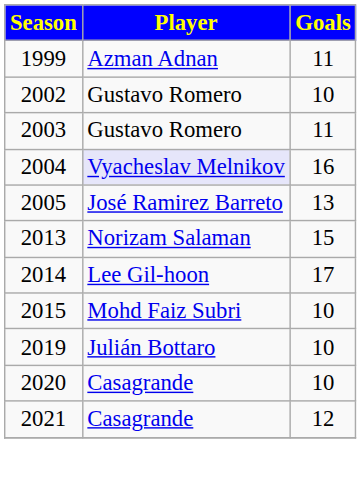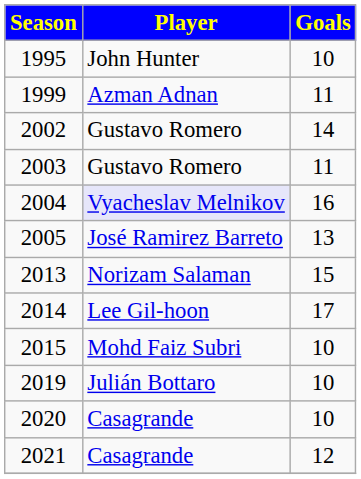+ row: (43, 58)
(323, 94) 10 -> (323, 130) 14
